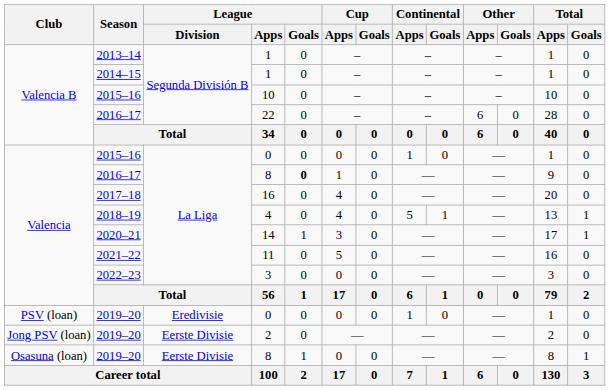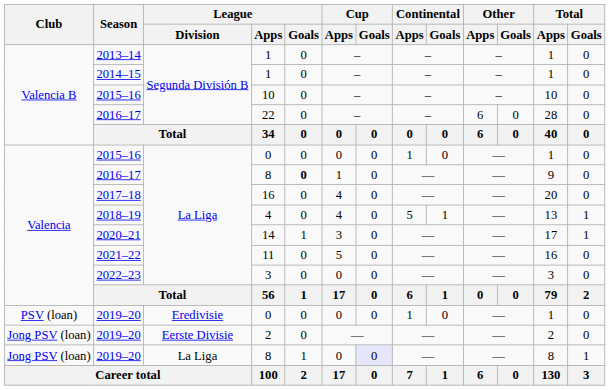(49, 355) Osasuna (loan) -> (49, 355) Jong PSV (loan)
(197, 355) Eerste Divisie -> (197, 355) La Liga
(374, 355) no background -> (374, 355) lavender background
